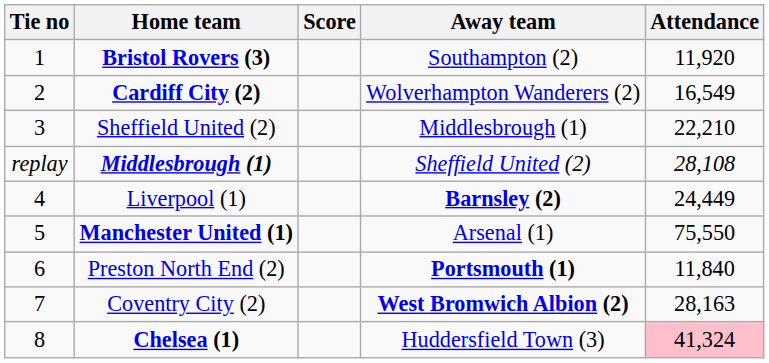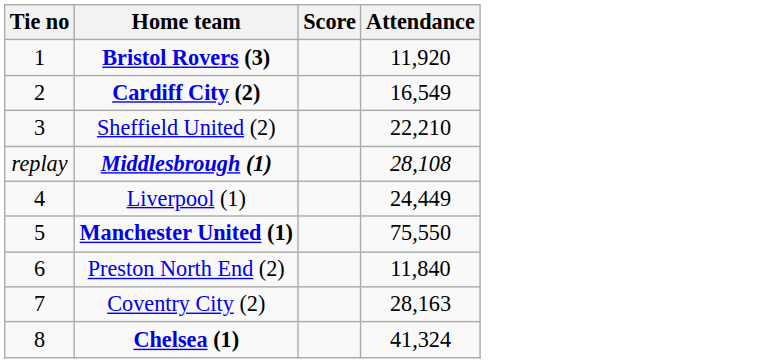- column: (503, 22)
(705, 339) pink background -> (420, 339) no background
